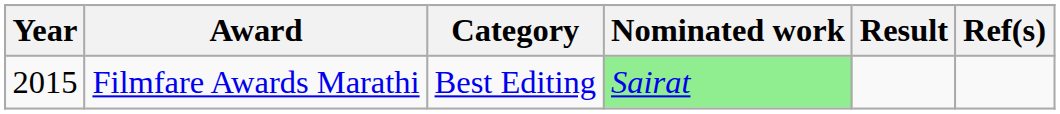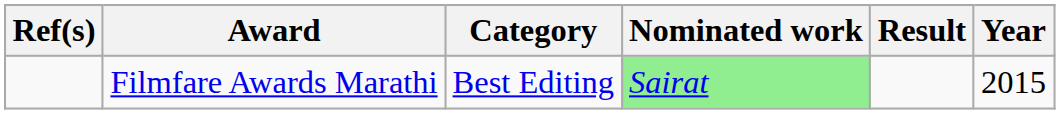columns swapped: (45, 30) <-> (1005, 30)
